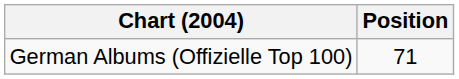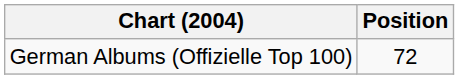(405, 56) 71 -> (405, 56) 72
